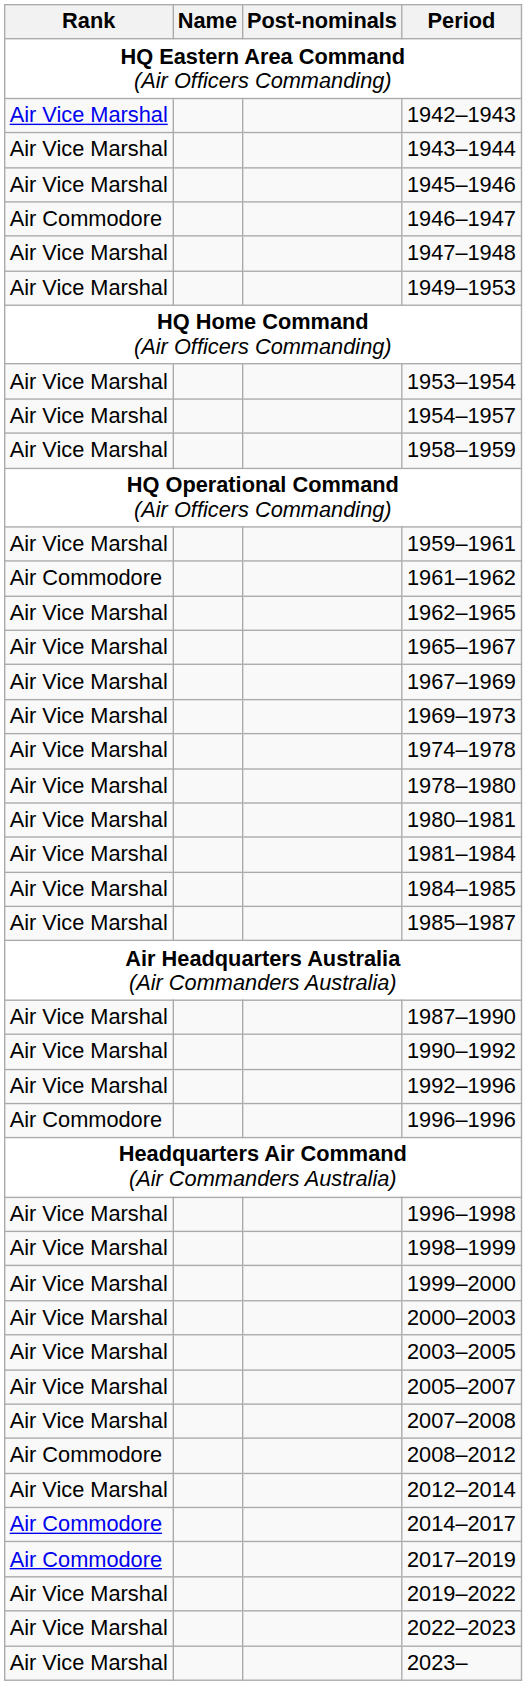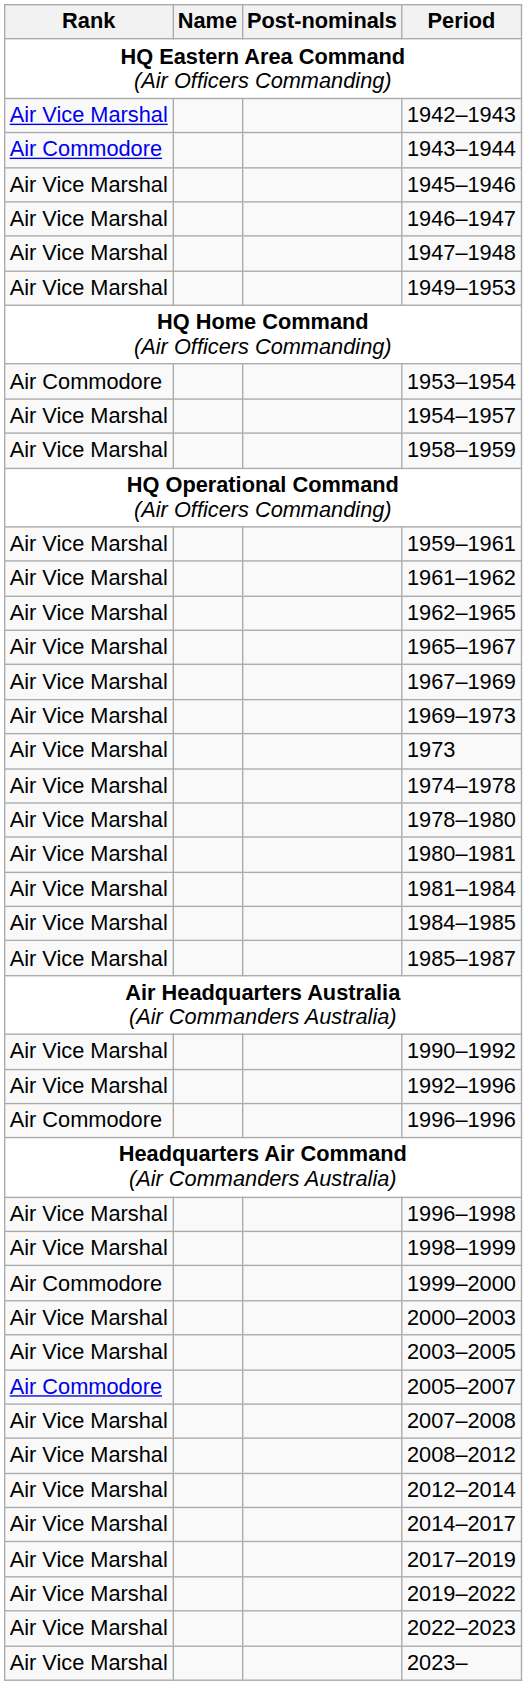(89, 149) Air Vice Marshal -> (86, 149) Air Commodore
(86, 218) Air Commodore -> (89, 218) Air Vice Marshal
(89, 381) Air Vice Marshal -> (86, 381) Air Commodore
(86, 578) Air Commodore -> (89, 578) Air Vice Marshal
+ row: (431, 750)
- row: (461, 1016)
(89, 1282) Air Vice Marshal -> (86, 1282) Air Commodore
(89, 1386) Air Vice Marshal -> (86, 1386) Air Commodore
(86, 1455) Air Commodore -> (89, 1455) Air Vice Marshal
(86, 1524) Air Commodore -> (89, 1524) Air Vice Marshal
(86, 1559) Air Commodore -> (89, 1559) Air Vice Marshal
